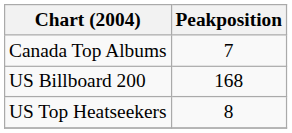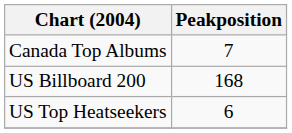(229, 111) 8 -> (229, 111) 6
